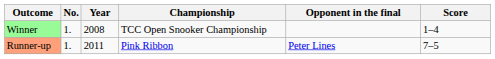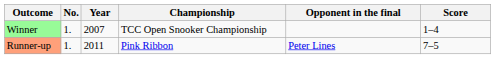(94, 29) 2008 -> (94, 29) 2007
